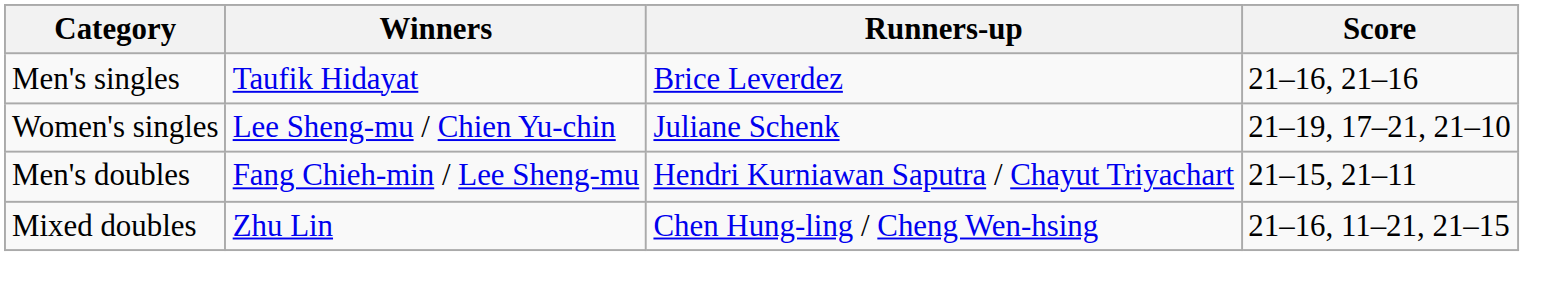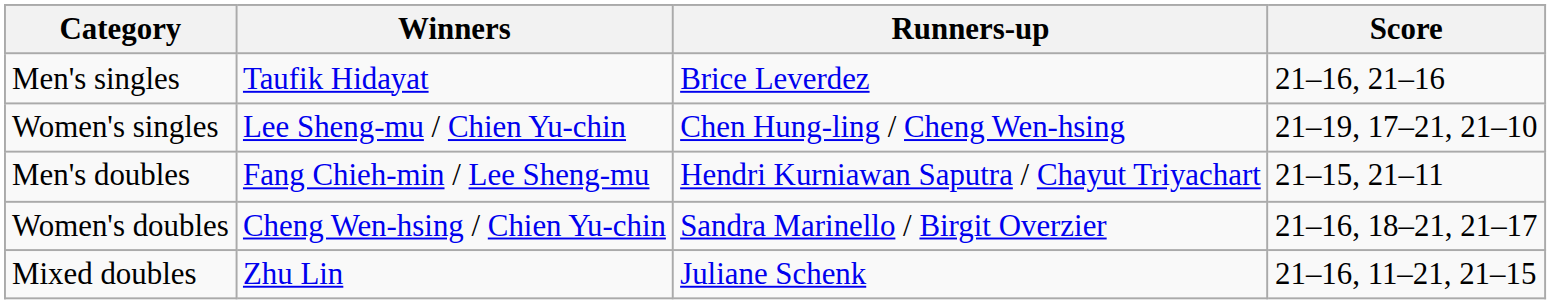(746, 126) Juliane Schenk -> (902, 126) Chen Hung-ling / Cheng Wen-hsing
+ row: (120, 224)
(876, 224) Chen Hung-ling / Cheng Wen-hsing -> (773, 273) Juliane Schenk
